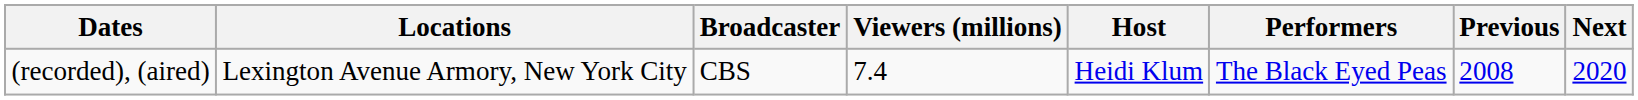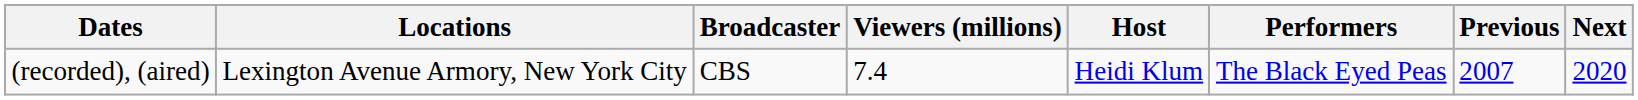(1486, 71) 2008 -> (1486, 71) 2007
